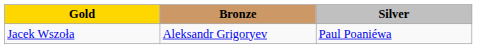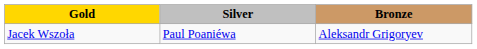columns swapped: (394, 14) <-> (238, 14)
